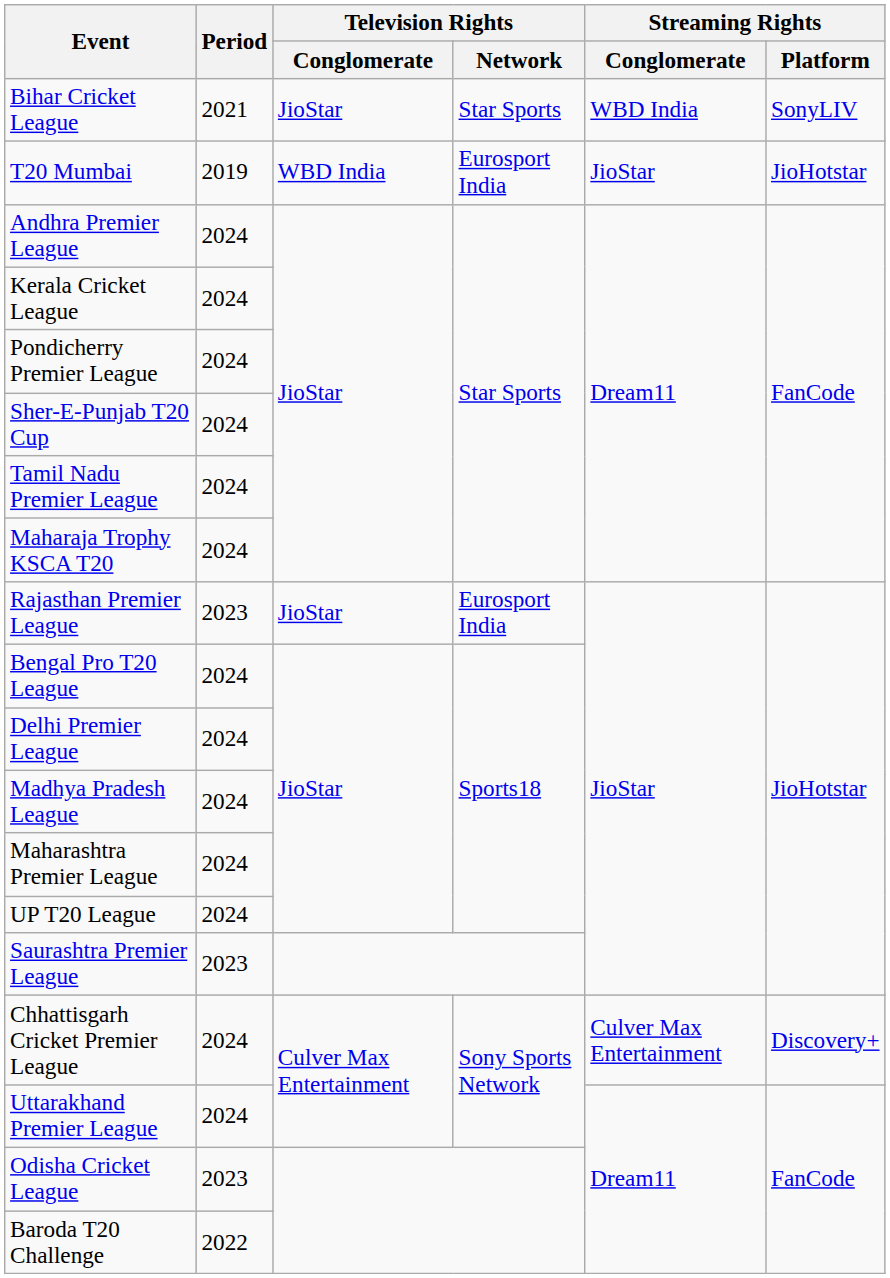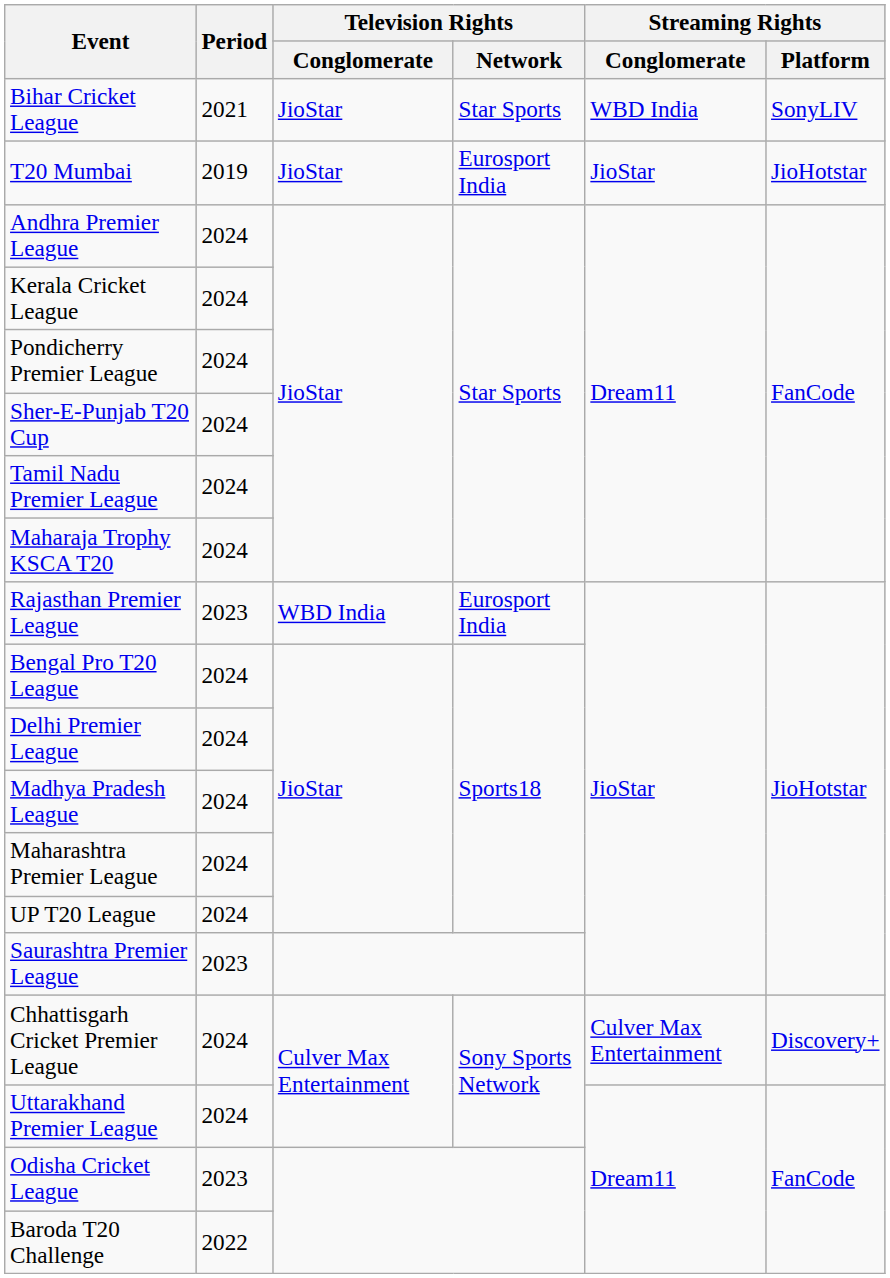(332, 172) WBD India -> (310, 172) JioStar
(310, 612) JioStar -> (332, 612) WBD India
